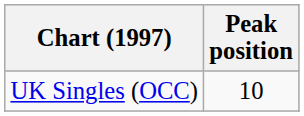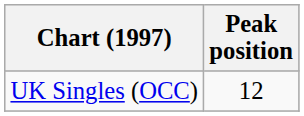(251, 90) 10 -> (251, 90) 12
